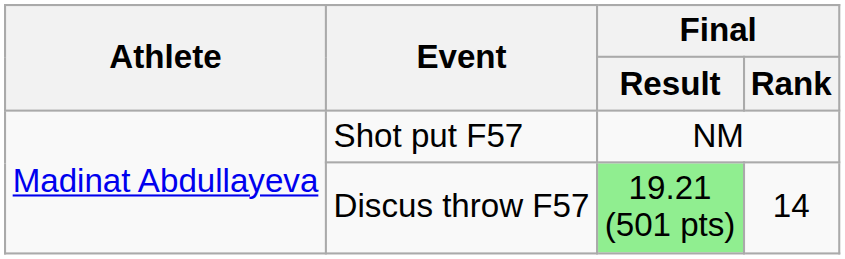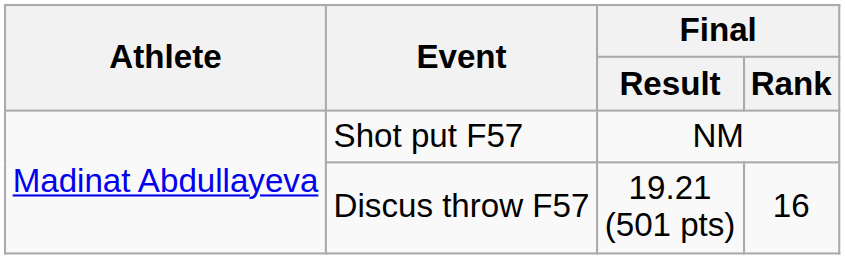(670, 206) lightgreen background -> (670, 206) no background
(791, 206) 14 -> (791, 206) 16
